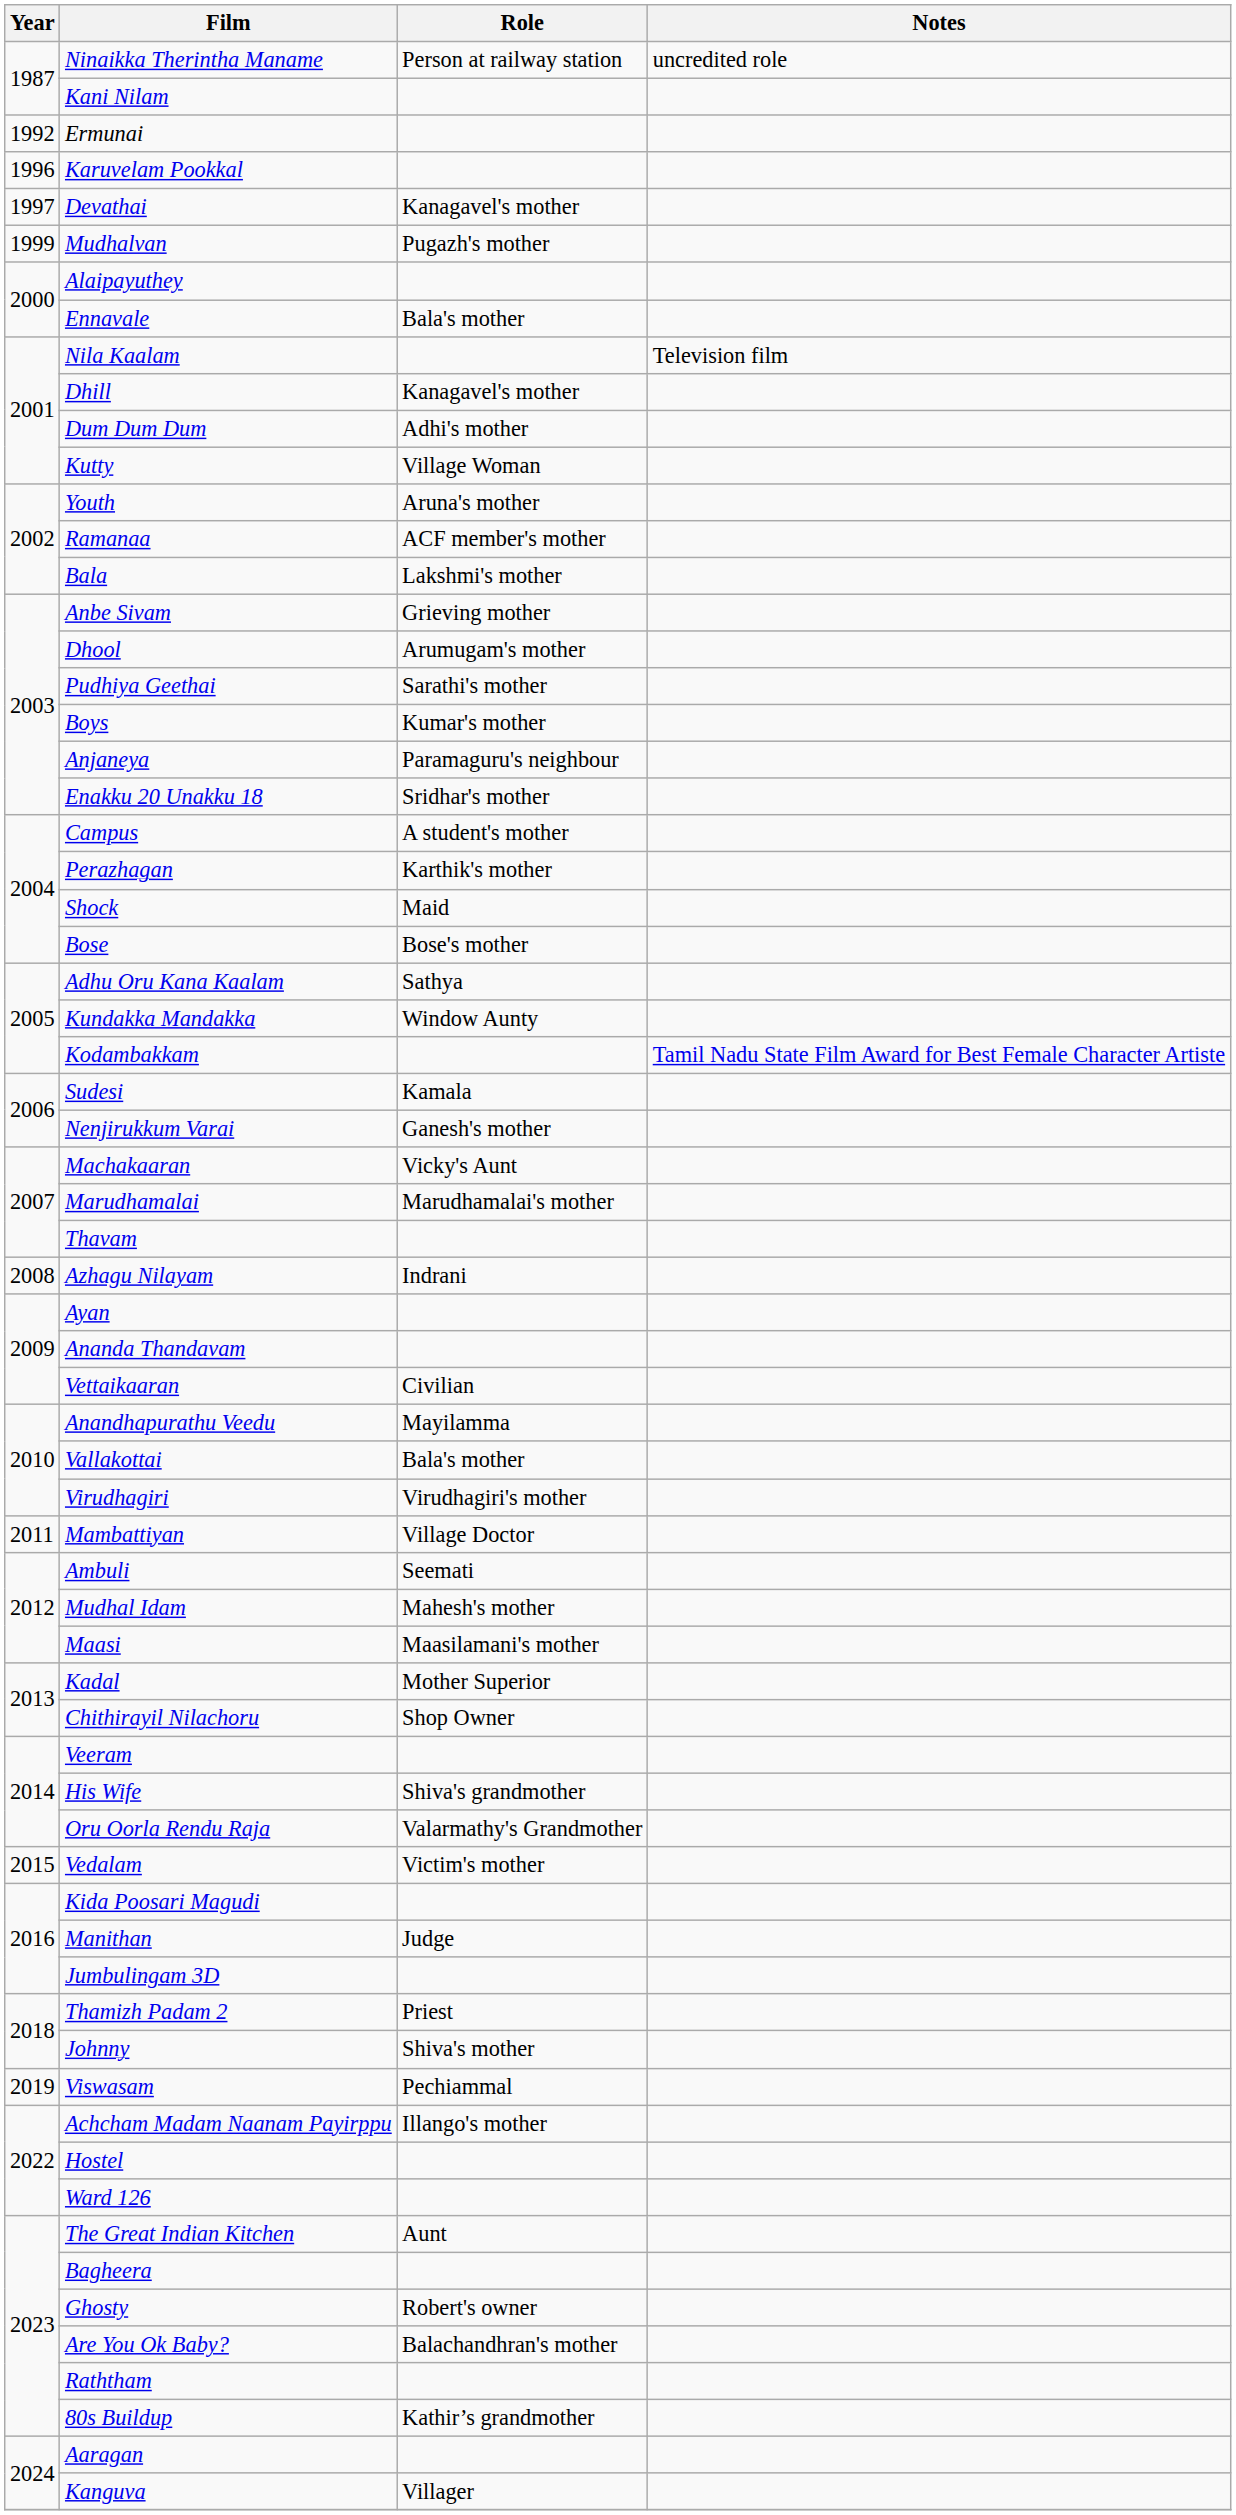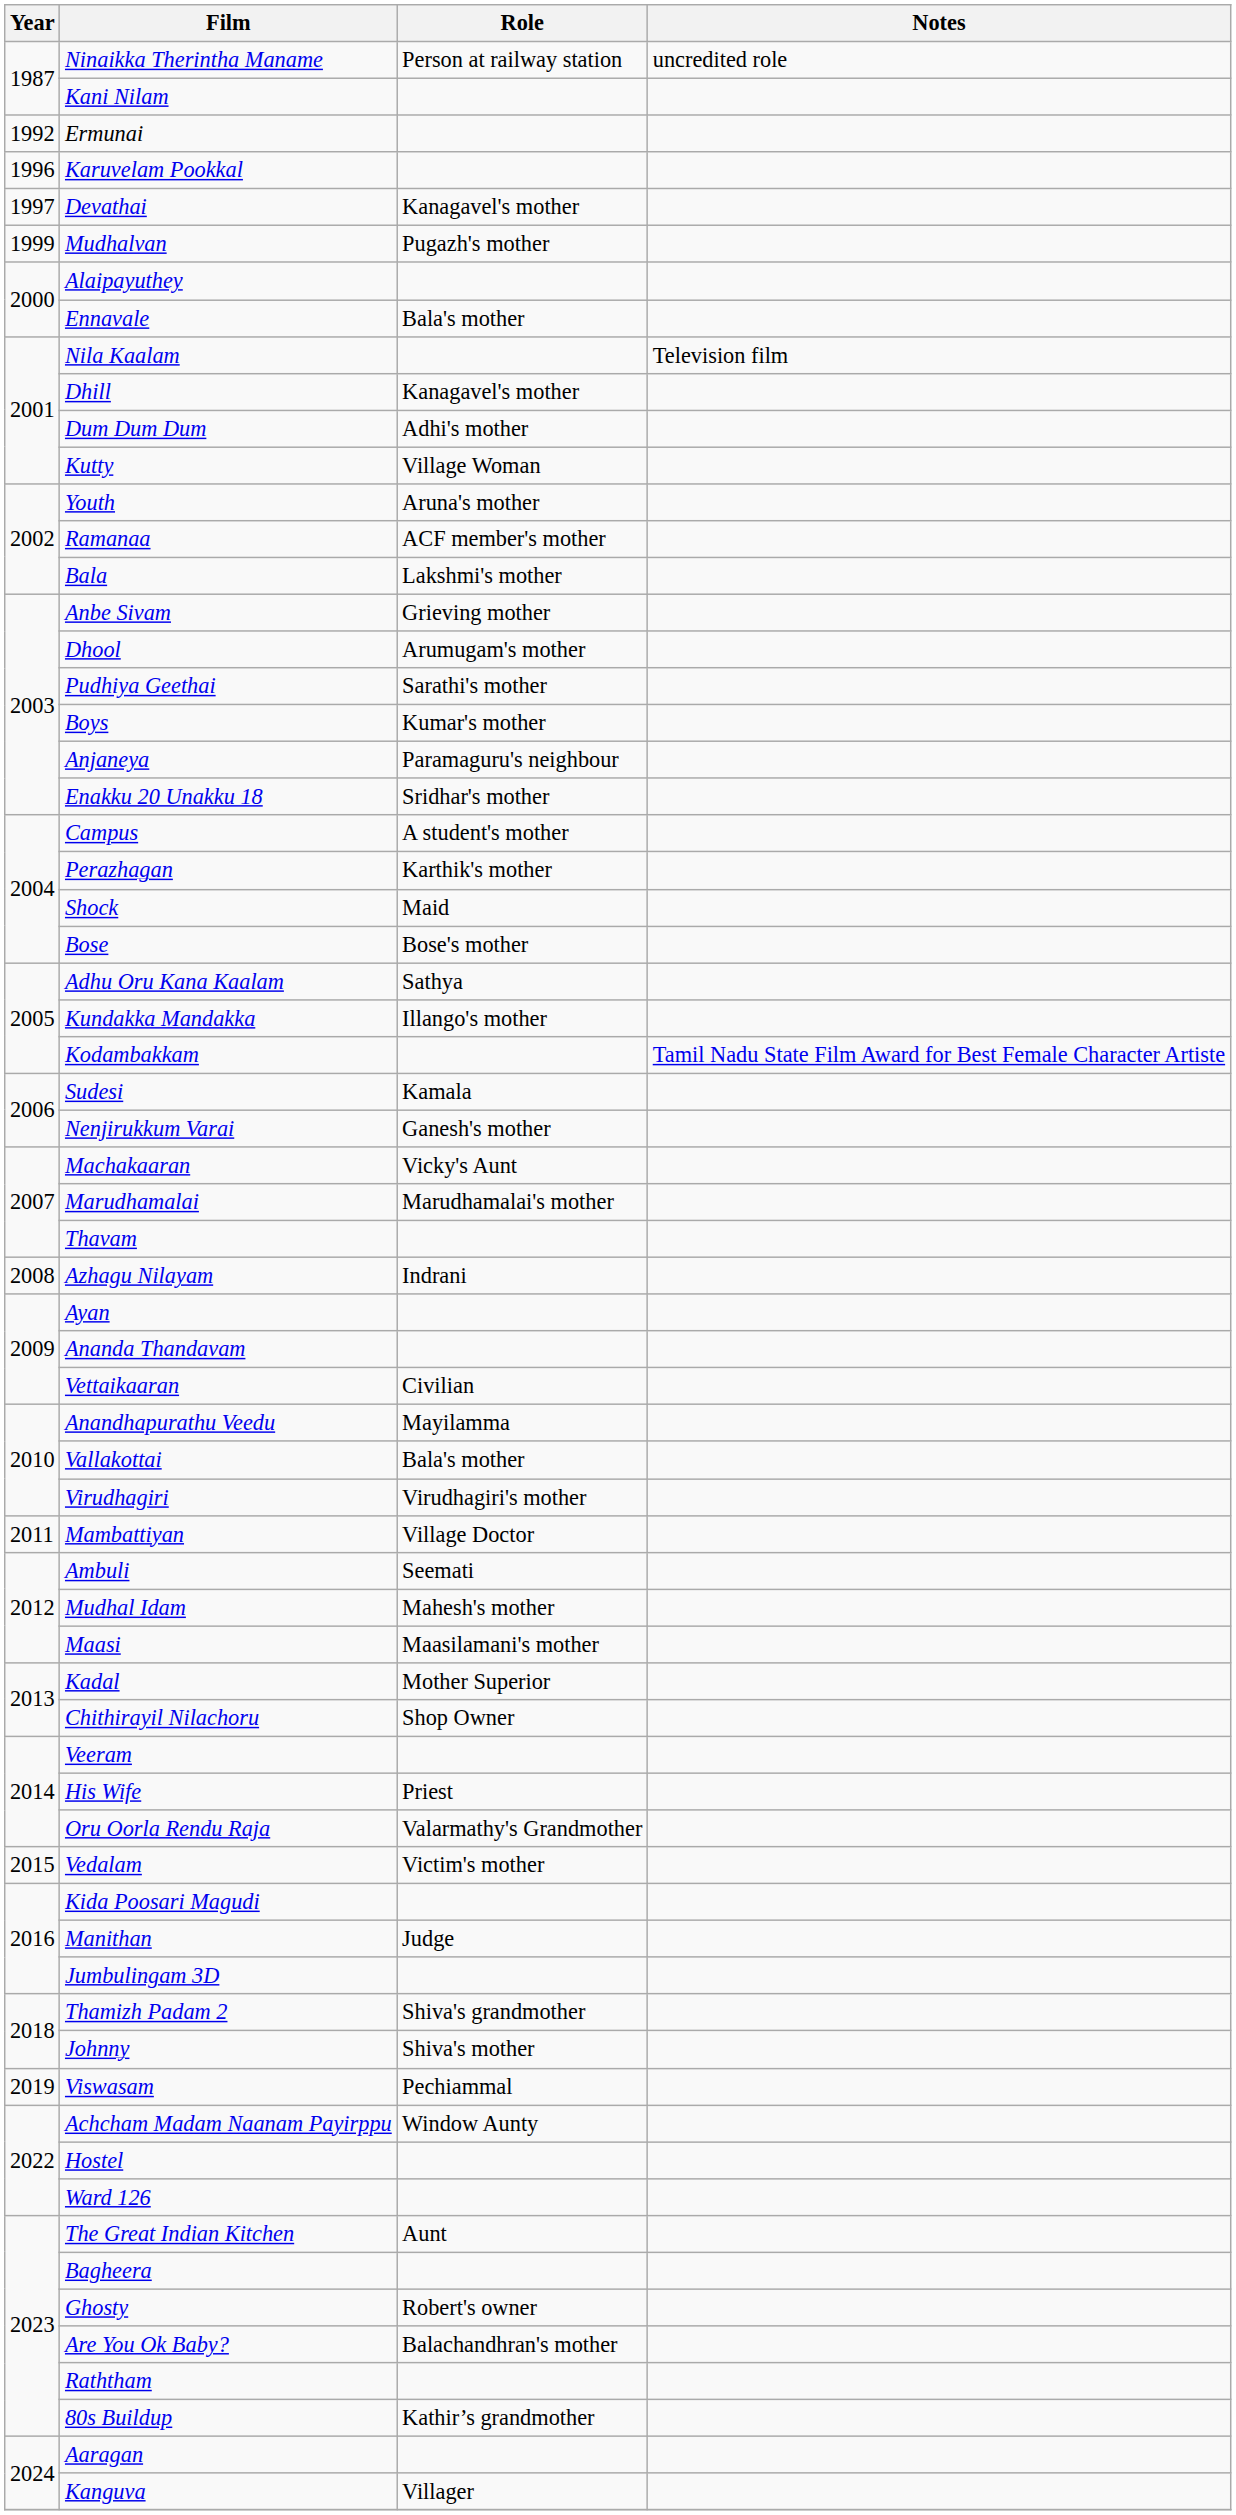(470, 1017) Window Aunty -> (475, 1017) Illango's mother
(494, 1791) Shiva's grandmother -> (428, 1791) Priest
(428, 2012) Priest -> (494, 2012) Shiva's grandmother
(475, 2123) Illango's mother -> (470, 2123) Window Aunty
